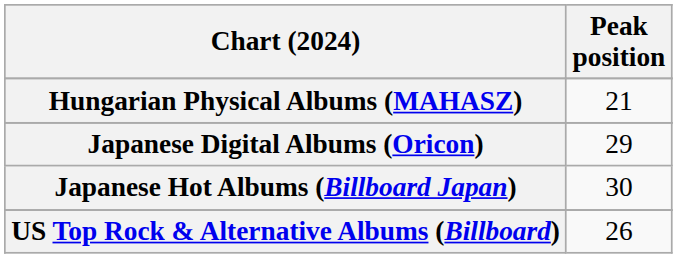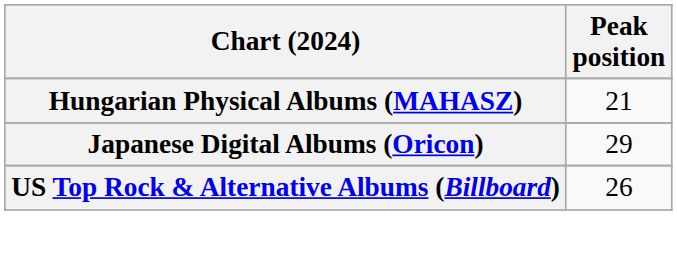- row: (286, 187)
